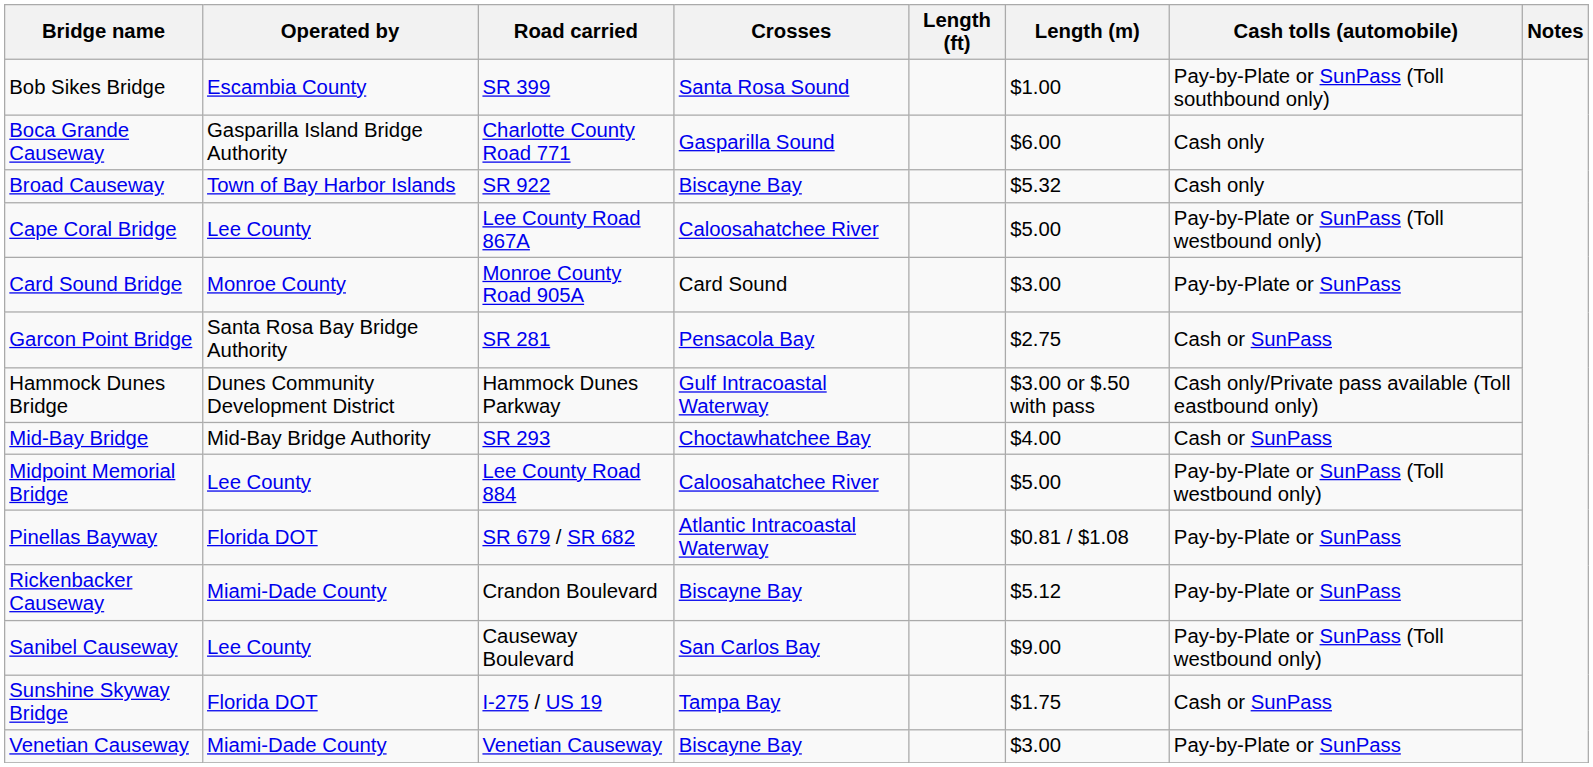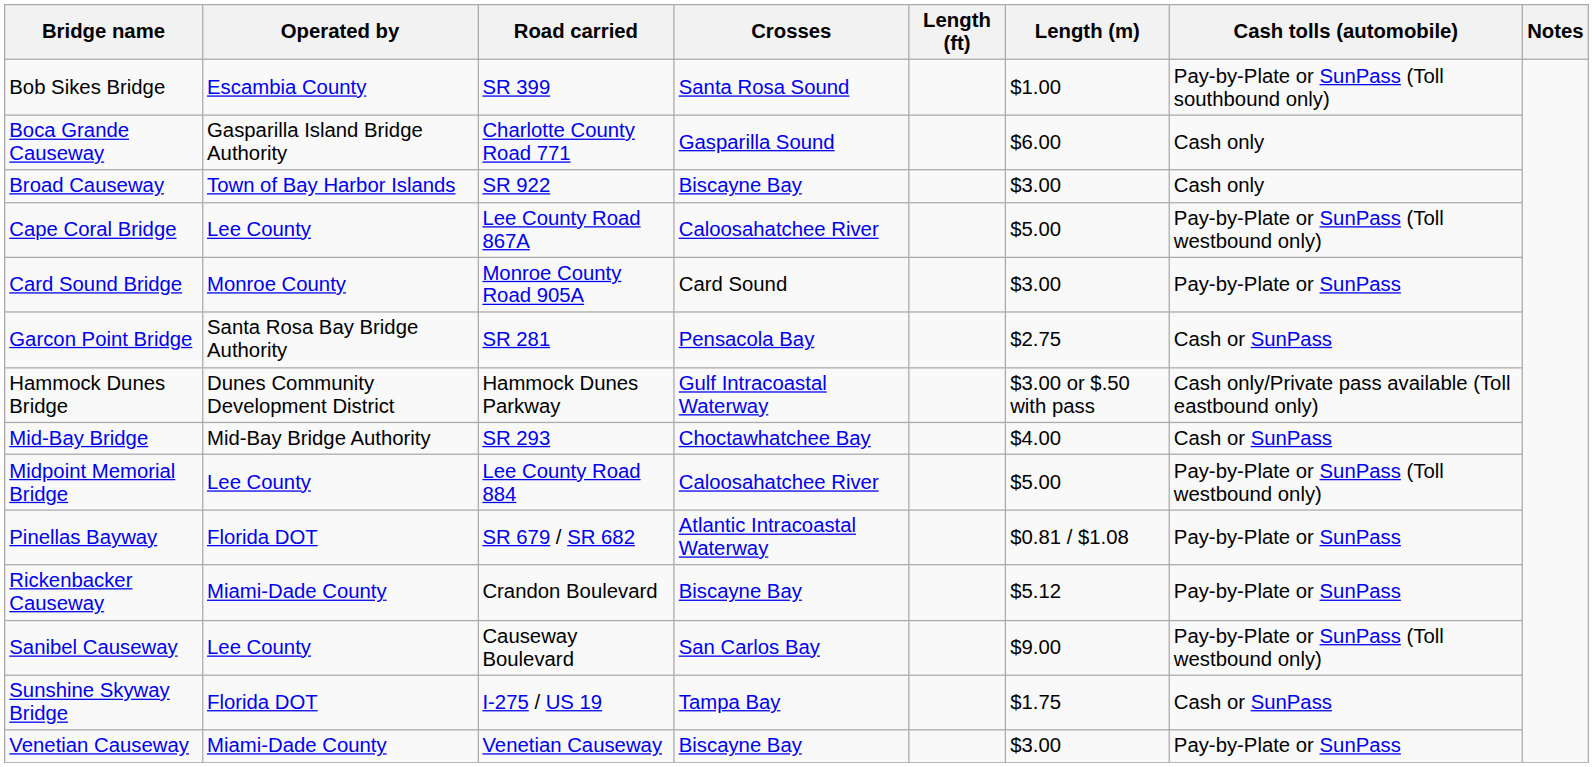(1036, 185) $5.32 -> (1036, 185) $3.00
